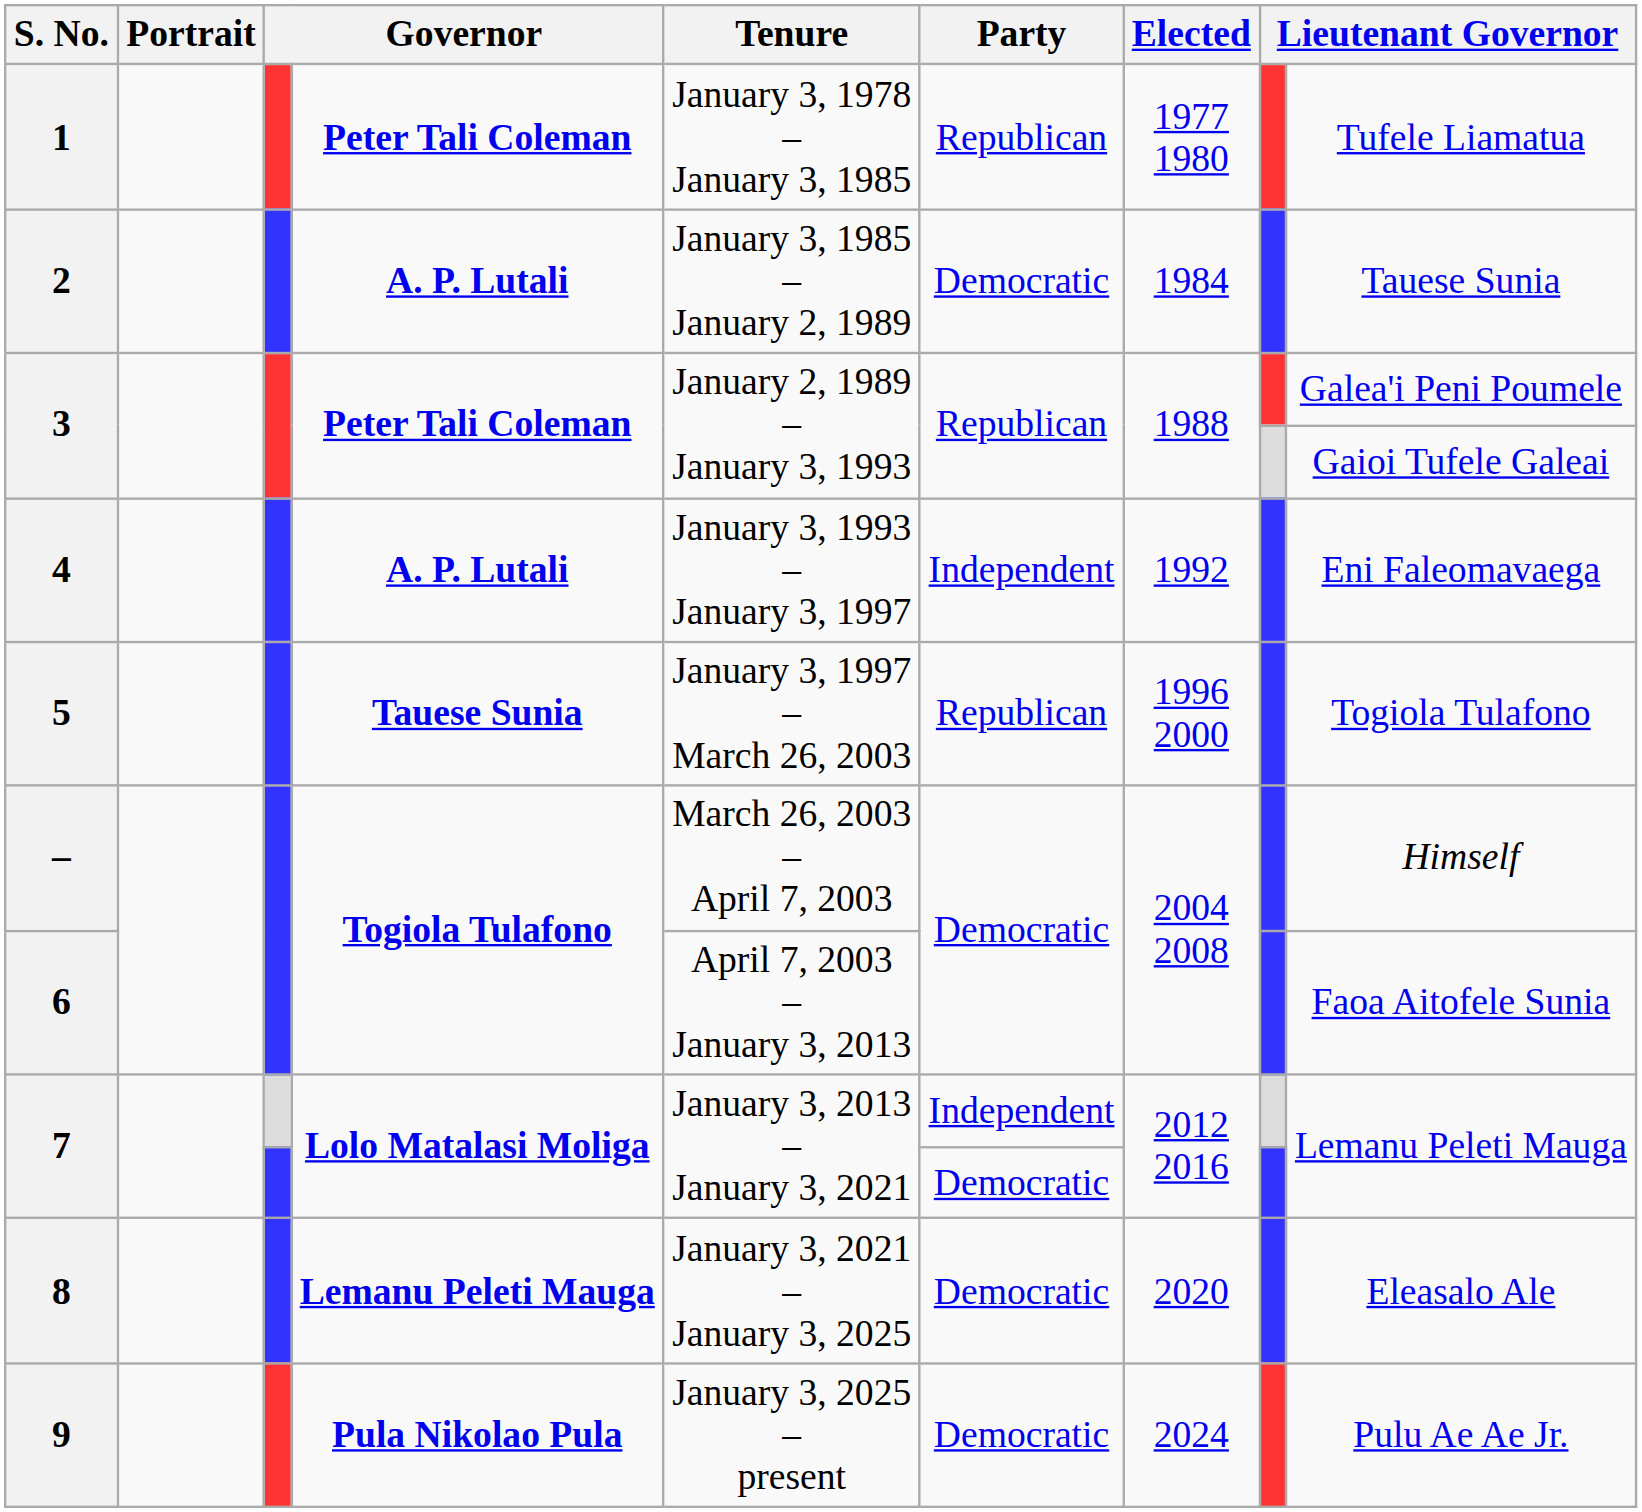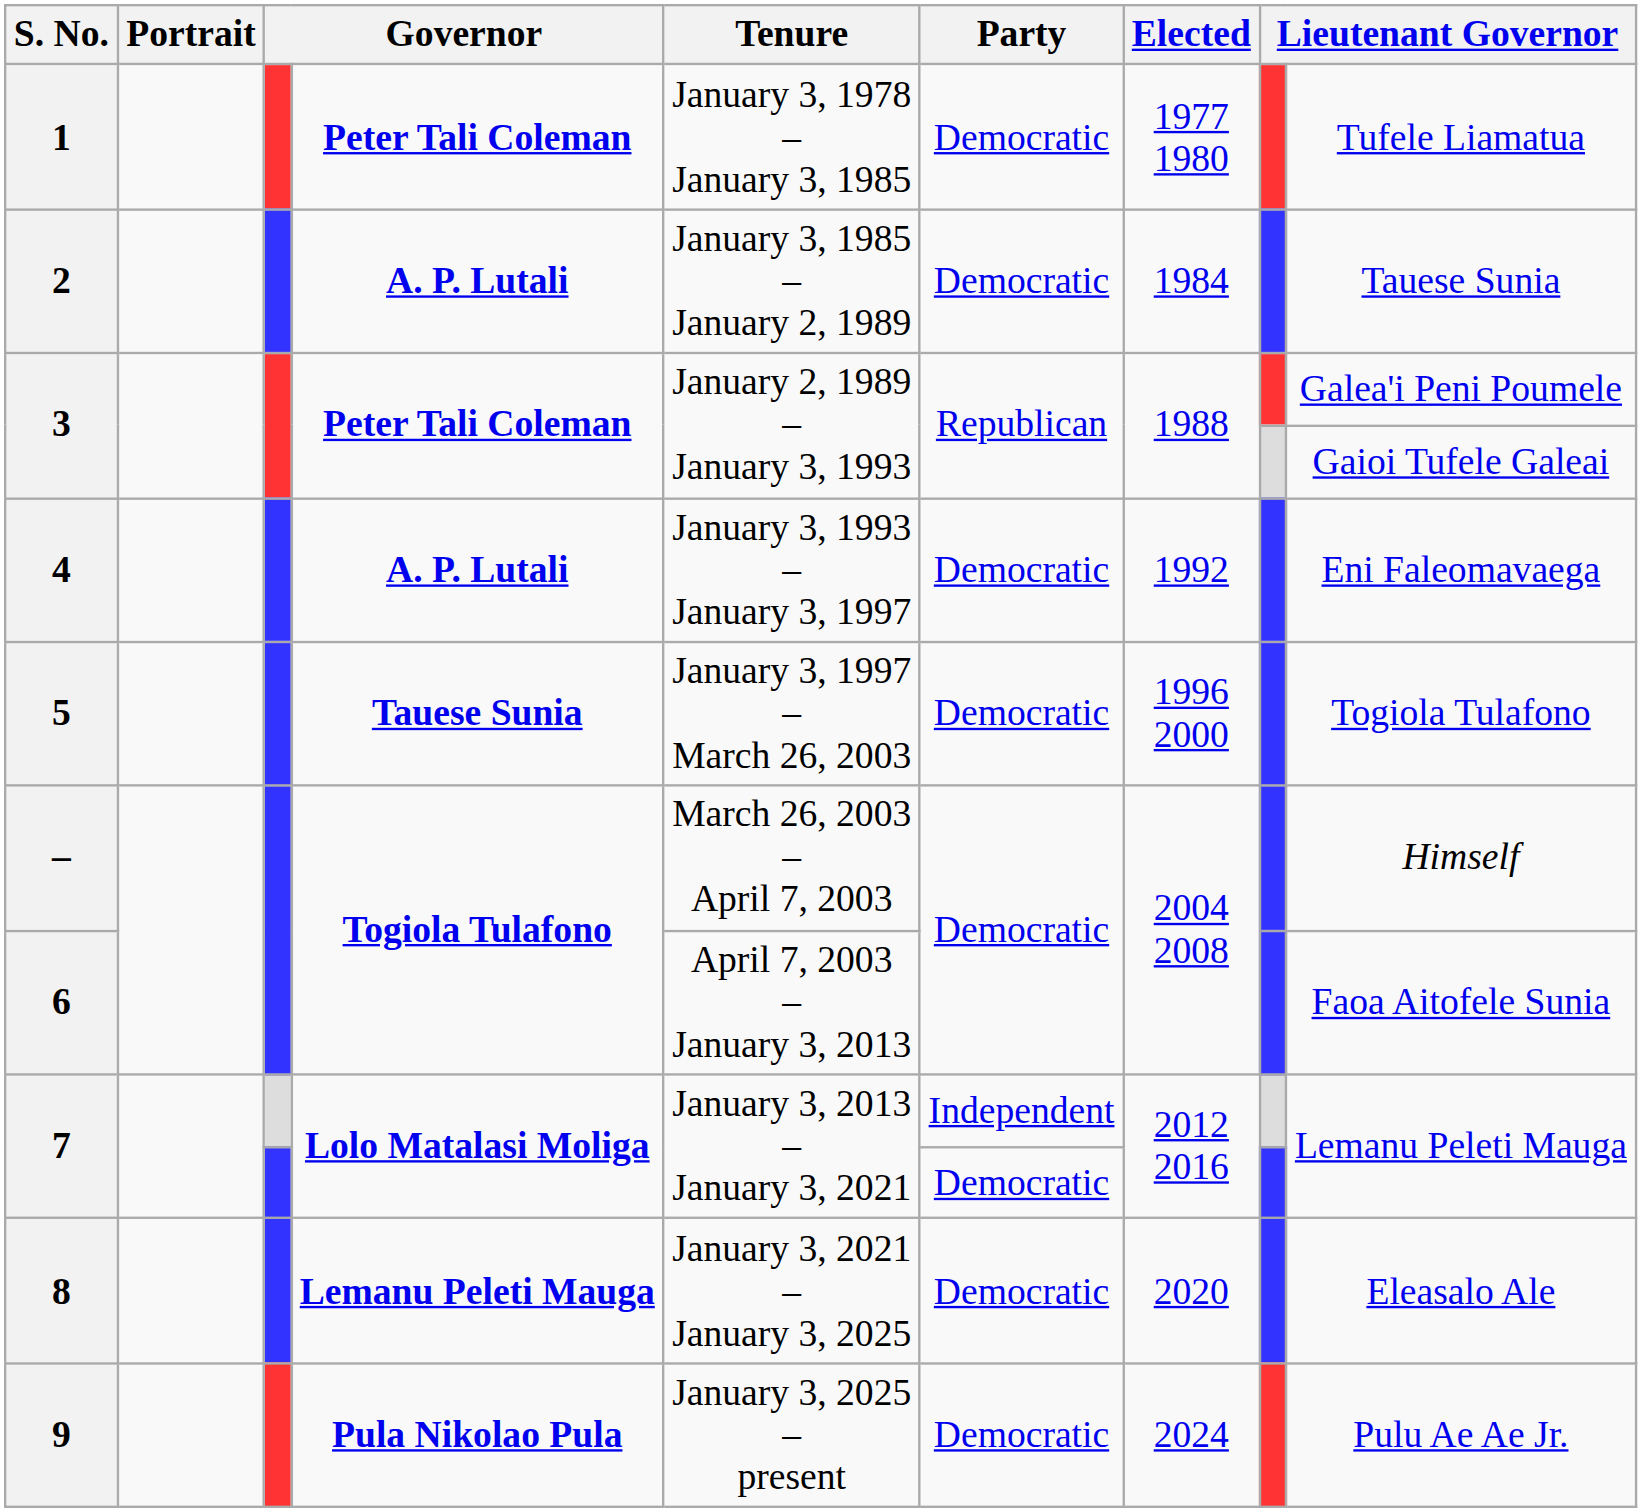(1022, 136) Republican -> (1022, 136) Democratic
(1022, 568) Independent -> (1022, 568) Democratic
(1022, 713) Republican -> (1022, 713) Democratic
